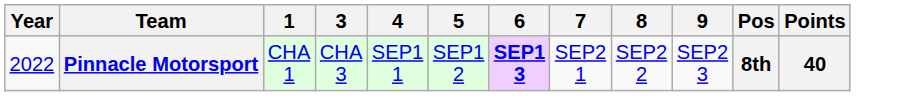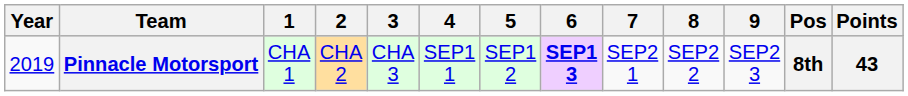+ column: (341, 20)
(32, 63) 2022 -> (32, 63) 2019
(815, 63) 40 -> (867, 63) 43
